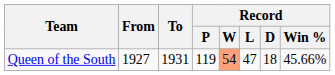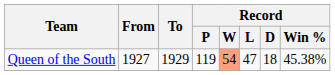(175, 59) 1931 -> (175, 59) 1929
(305, 59) 45.66% -> (305, 59) 45.38%
